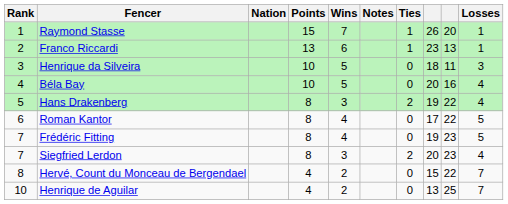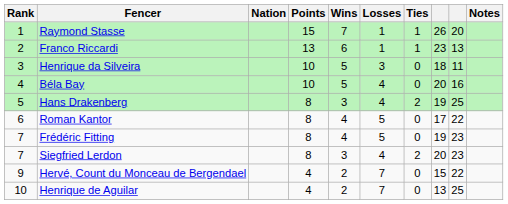columns swapped: (481, 13) <-> (378, 13)
(450, 102) 22 -> (458, 102) 25
(21, 173) 8 -> (21, 173) 9
